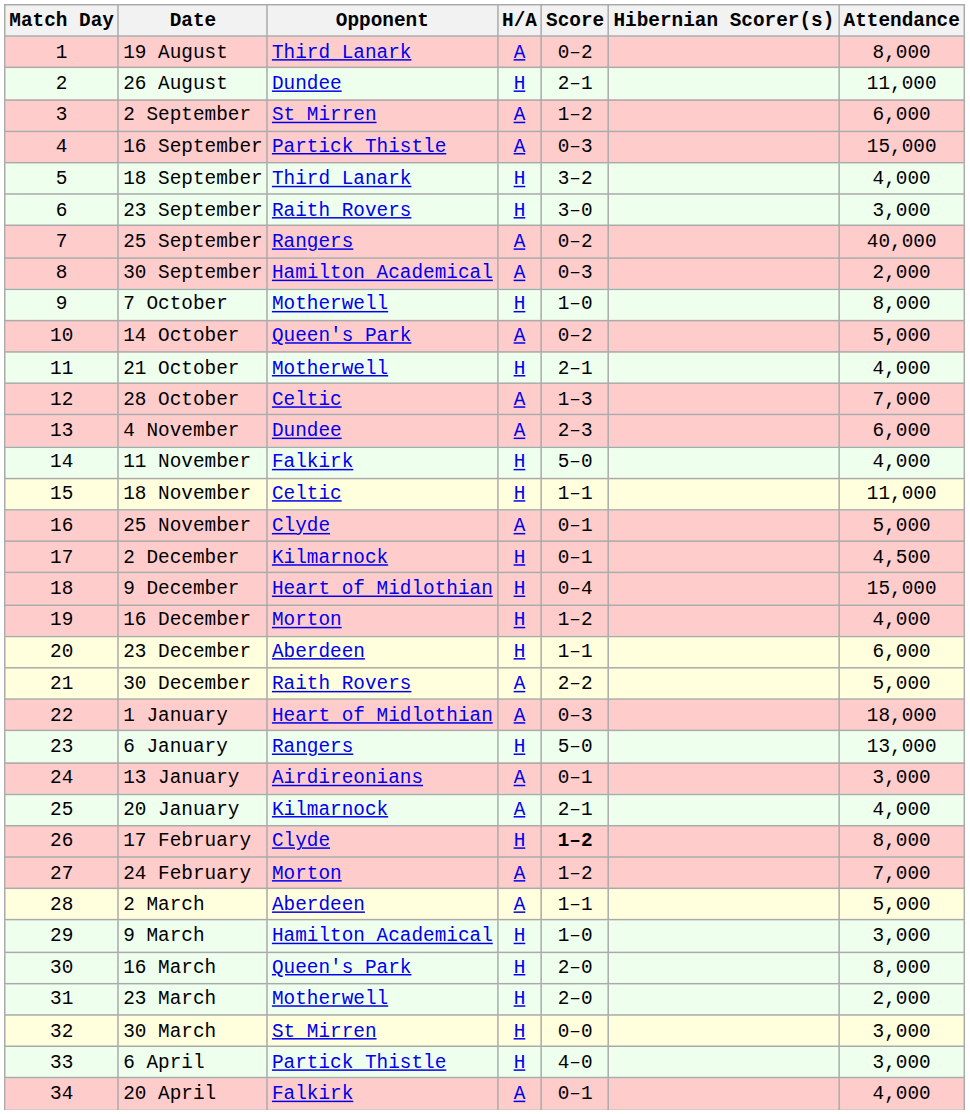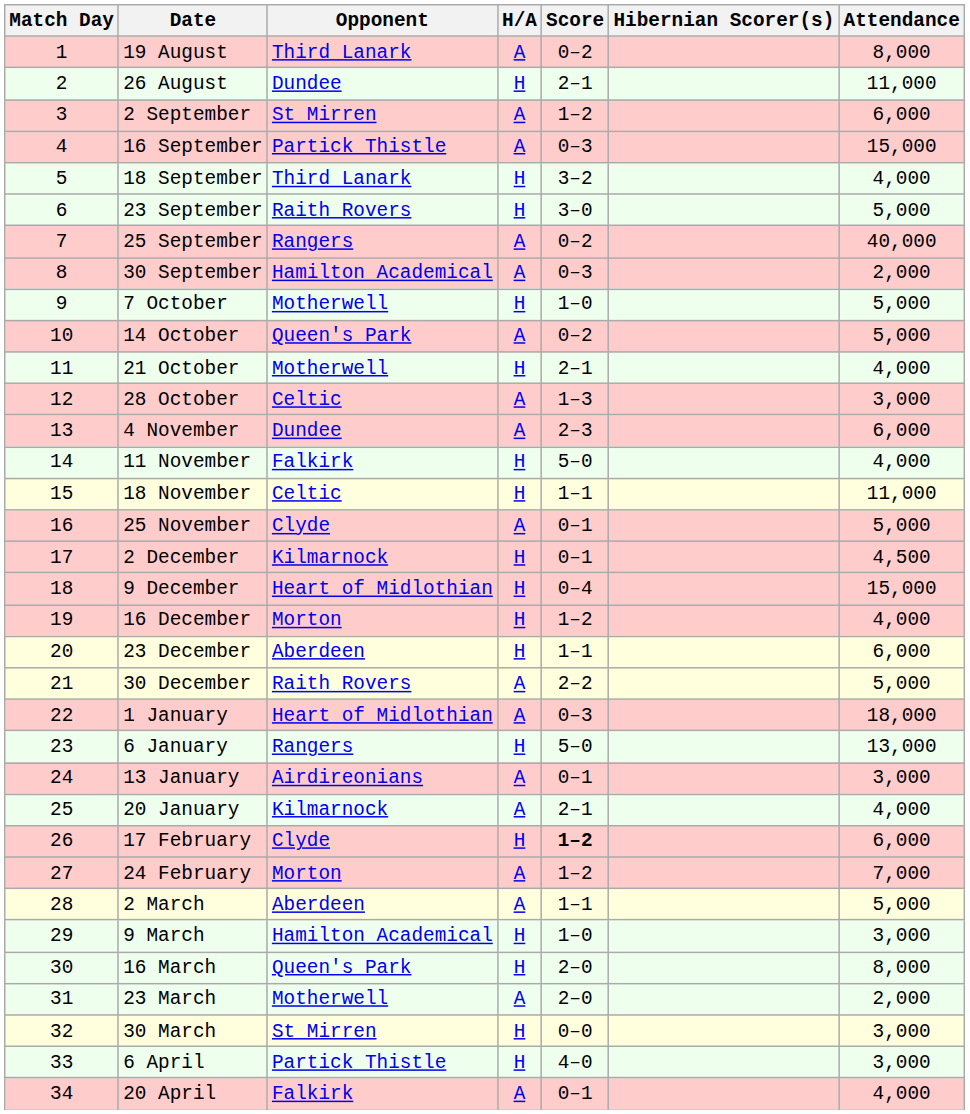(902, 210) 3,000 -> (902, 210) 5,000
(902, 305) 8,000 -> (902, 305) 5,000
(902, 399) 7,000 -> (902, 399) 3,000
(902, 841) 8,000 -> (902, 841) 6,000
(519, 999) H -> (519, 999) A
